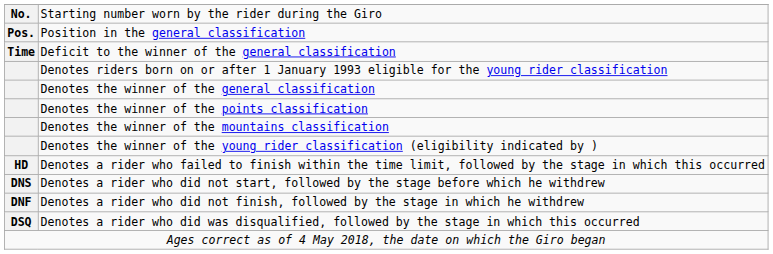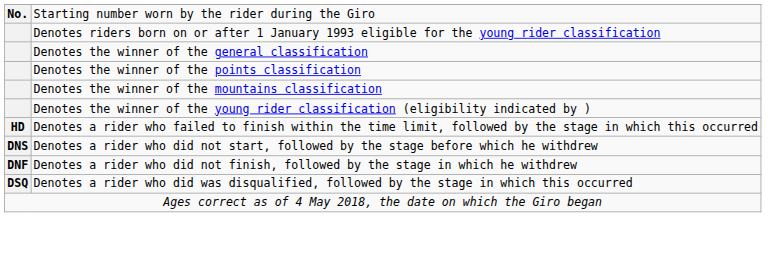- row: (173, 33)
- row: (218, 52)
